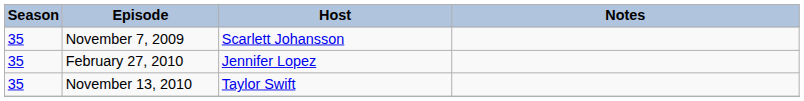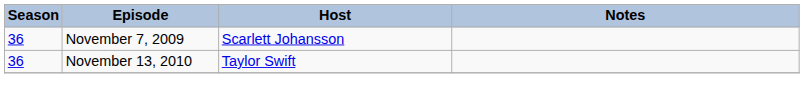(16, 38) 35 -> (16, 38) 36
- row: (124, 61)
(16, 84) 35 -> (16, 61) 36
